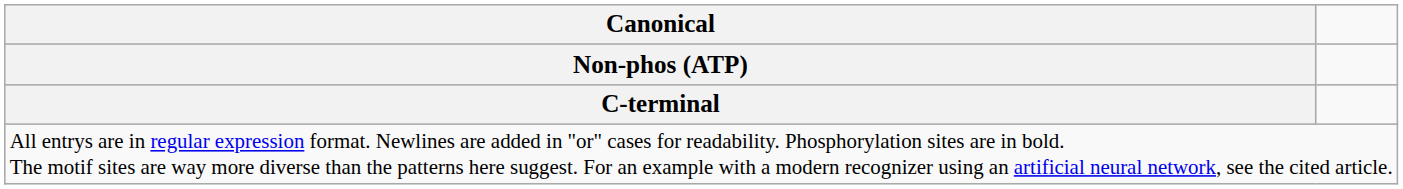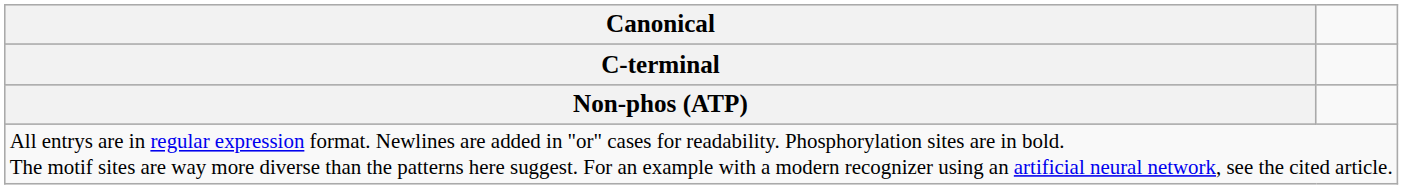rows swapped: (660, 104) <-> (660, 64)
